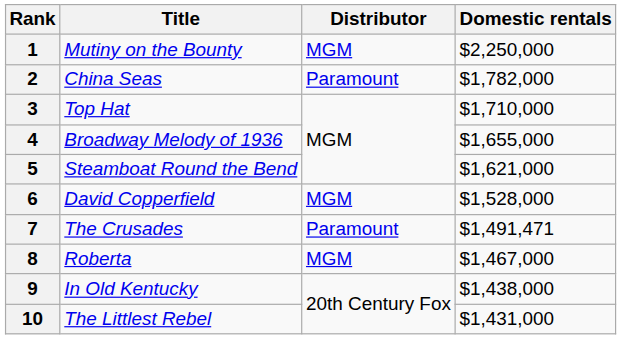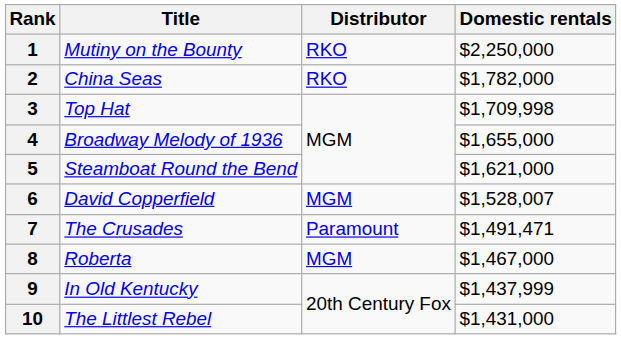(329, 49) MGM -> (326, 49) RKO
(352, 79) Paramount -> (326, 79) RKO
(507, 109) $1,710,000 -> (507, 109) $1,709,998
(507, 199) $1,528,000 -> (507, 199) $1,528,007
(507, 288) $1,438,000 -> (507, 288) $1,437,999
